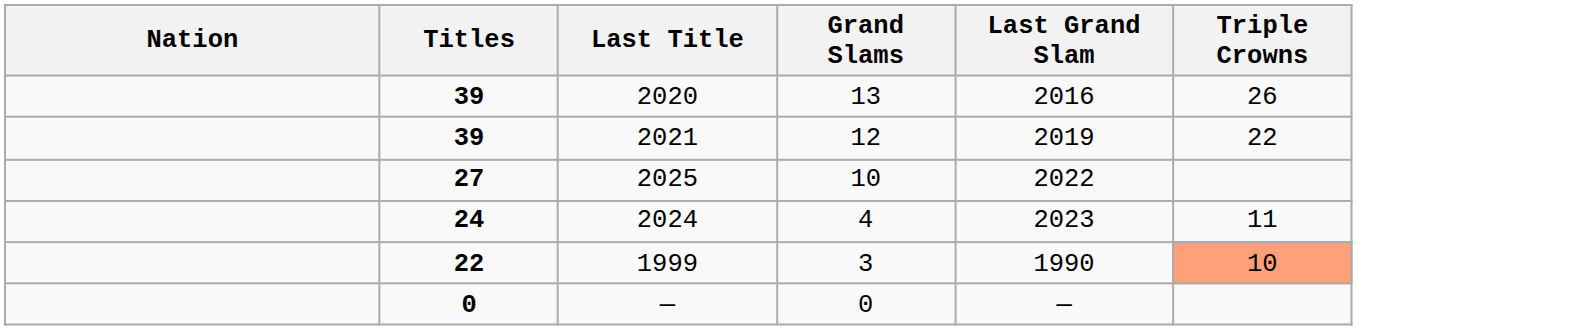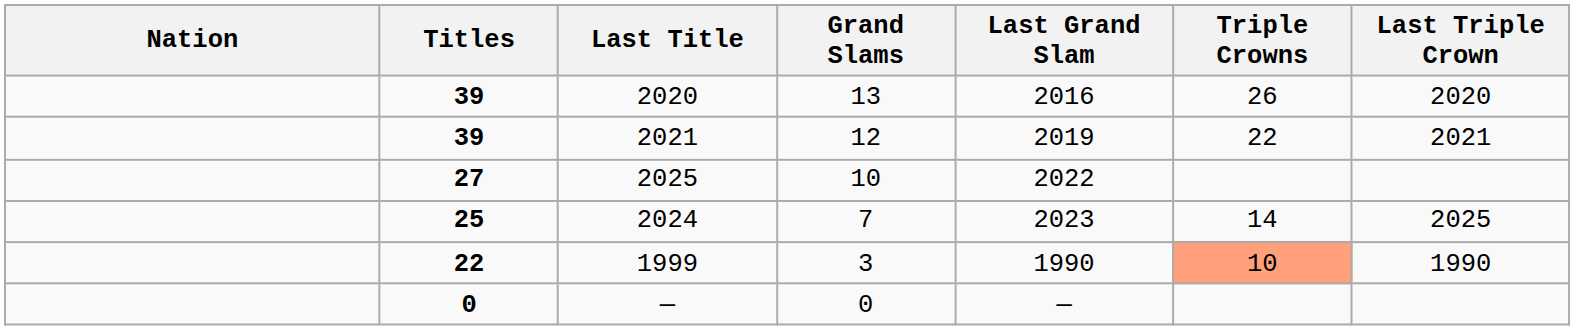+ column: (1461, 40)
(469, 221) 24 -> (469, 221) 25
(866, 221) 4 -> (866, 221) 7
(1262, 221) 11 -> (1262, 221) 14
